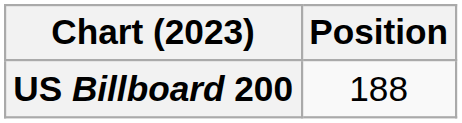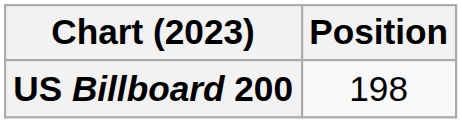(379, 88) 188 -> (379, 88) 198
